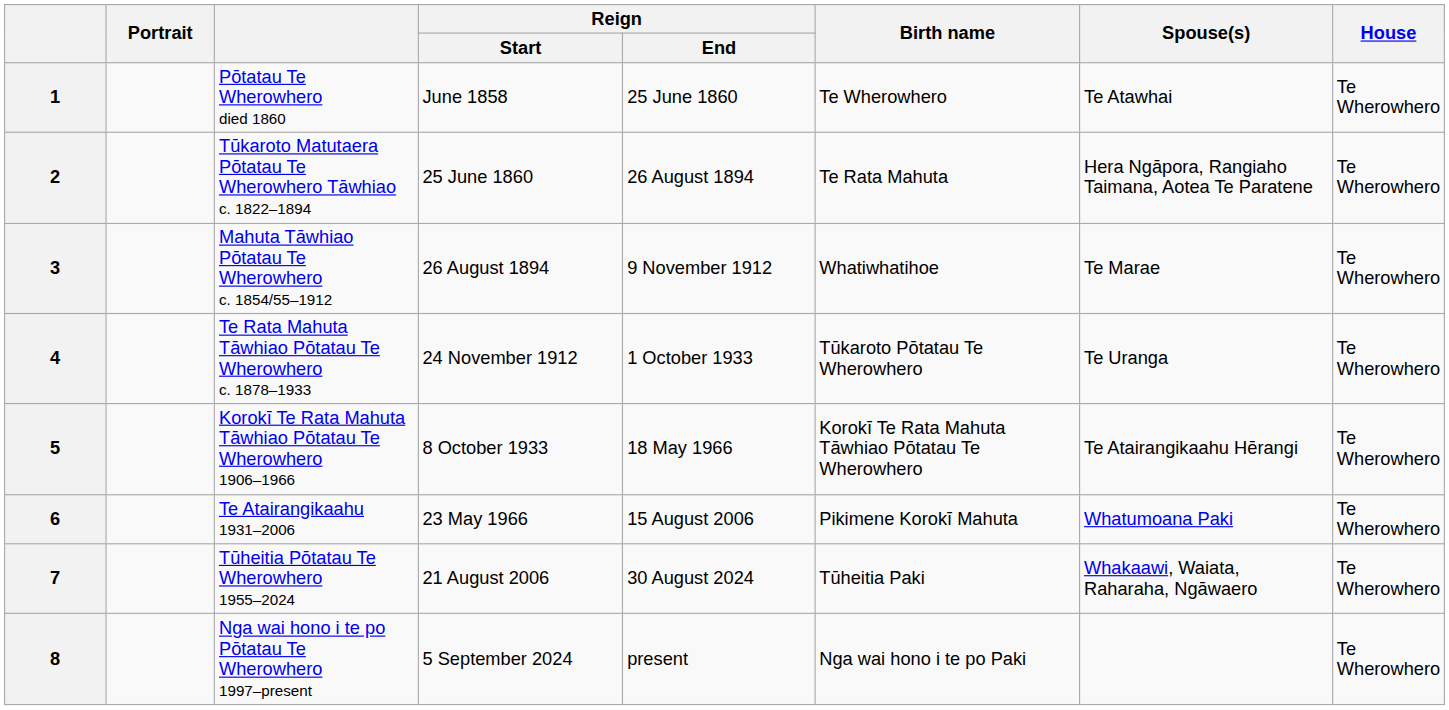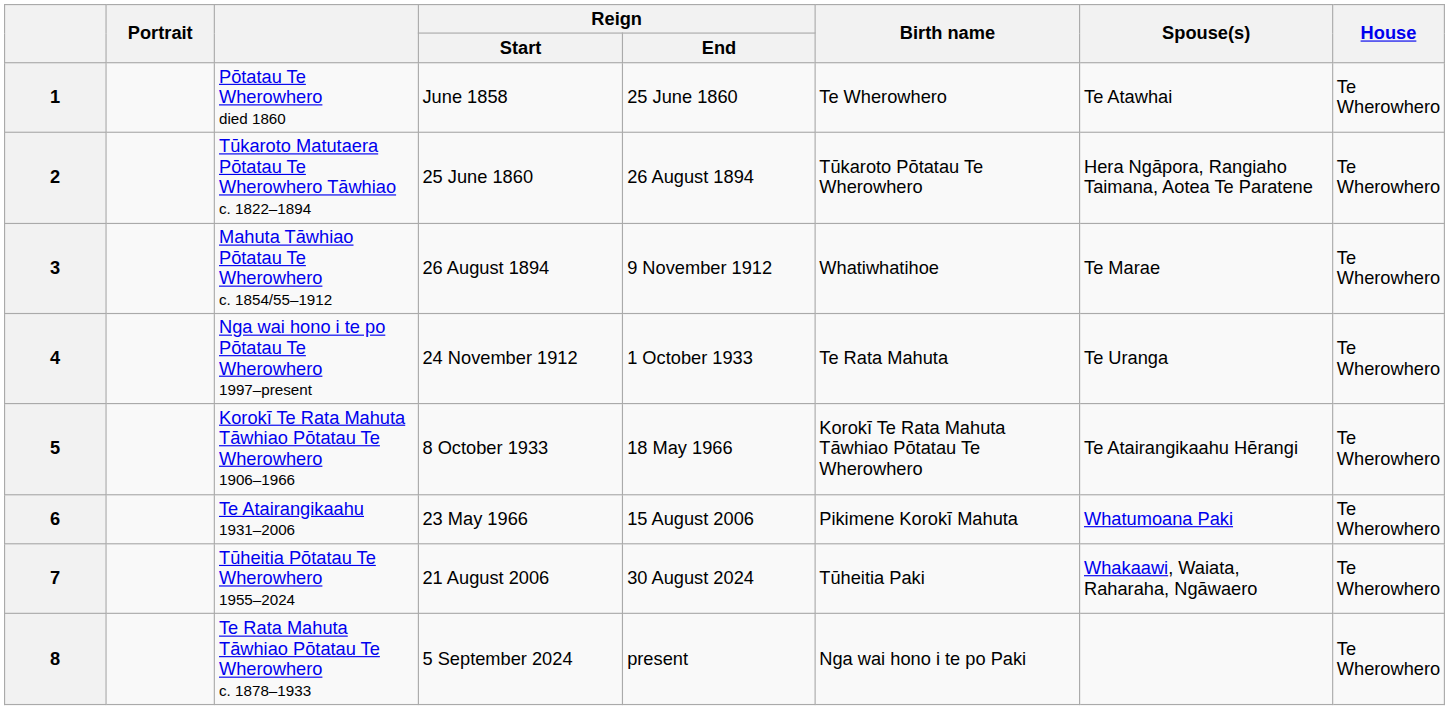(884, 177) Te Rata Mahuta -> (901, 177) Tūkaroto Pōtatau Te Wherowhero
(299, 358) Te Rata Mahuta Tāwhiao Pōtatau Te Wherowhero c. 1878–1933 -> (302, 358) Nga wai hono i te po Pōtatau Te Wherowhero 1997–present
(901, 358) Tūkaroto Pōtatau Te Wherowhero -> (884, 358) Te Rata Mahuta
(302, 658) Nga wai hono i te po Pōtatau Te Wherowhero 1997–present -> (299, 658) Te Rata Mahuta Tāwhiao Pōtatau Te Wherowhero c. 1878–1933
